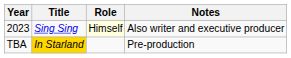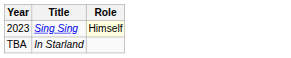- column: (206, 12)
(59, 45) gold background -> (59, 45) no background
